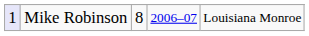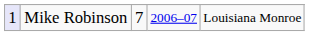(139, 17) 8 -> (139, 17) 7
